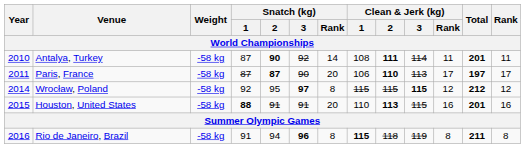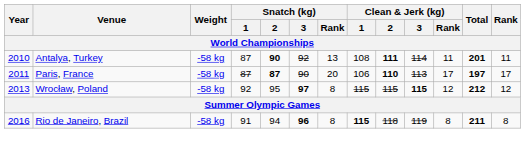(332, 58) 14 -> (332, 58) 13
(19, 89) 2014 -> (19, 89) 2013
- row: (86, 105)
